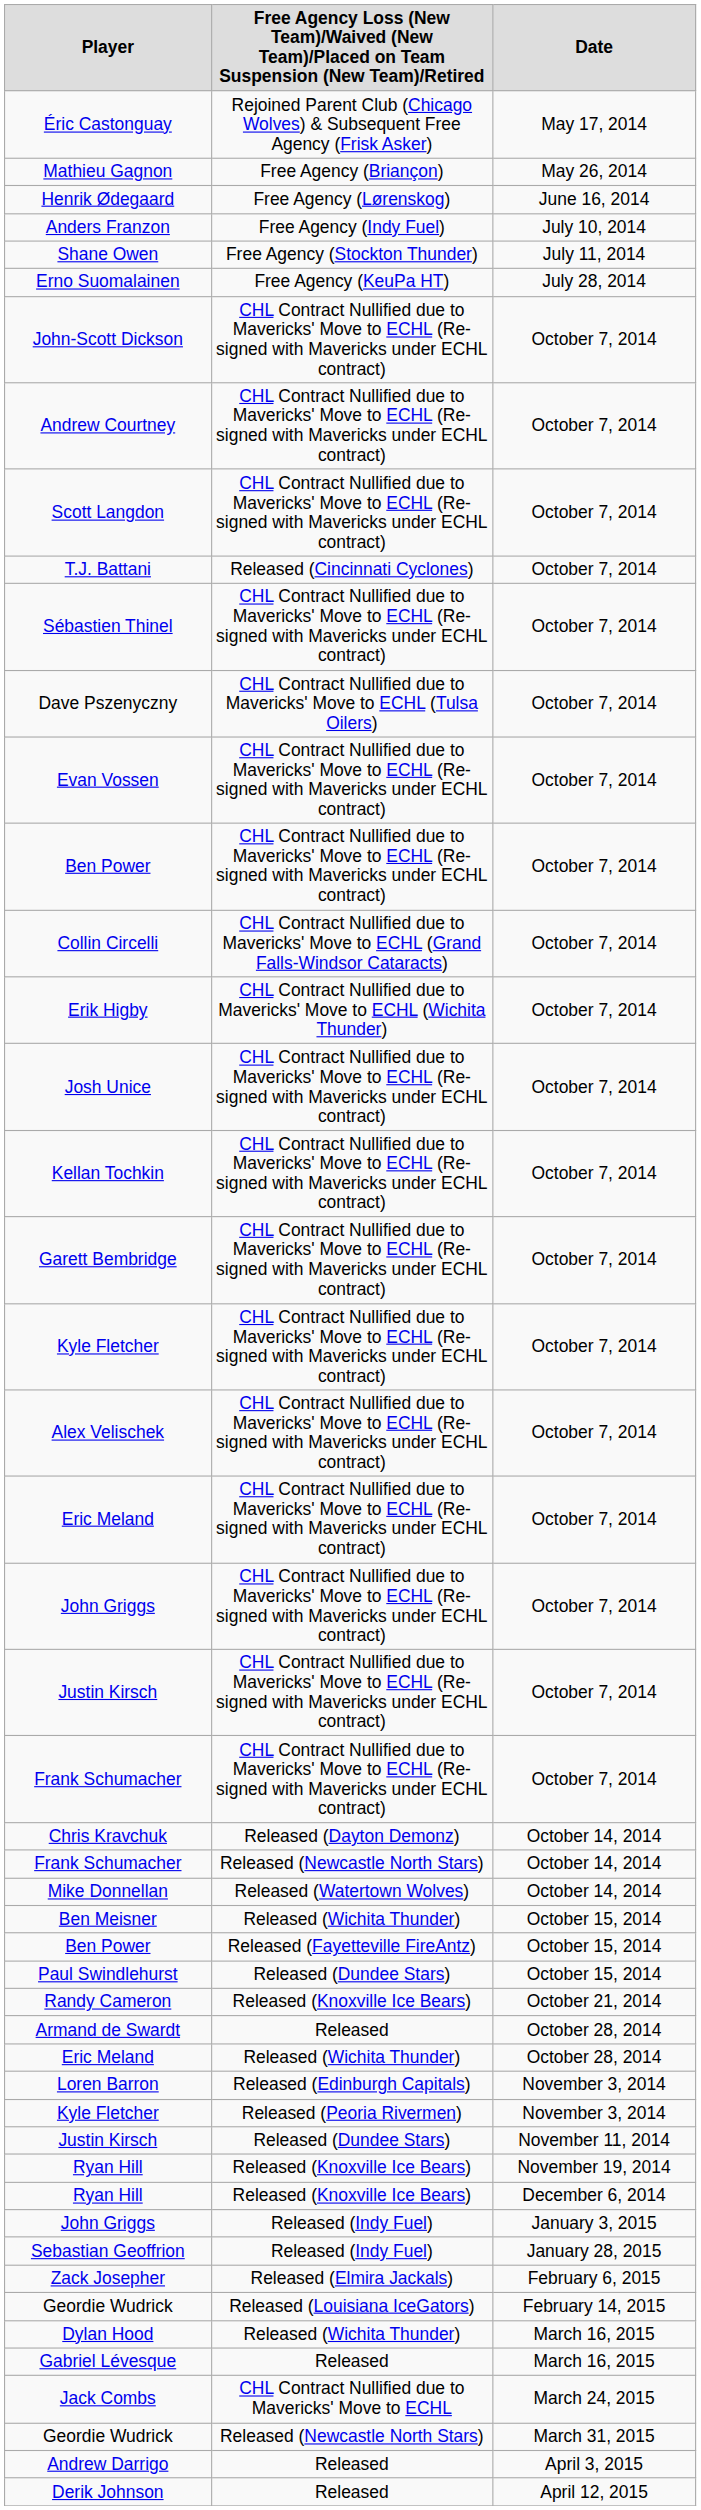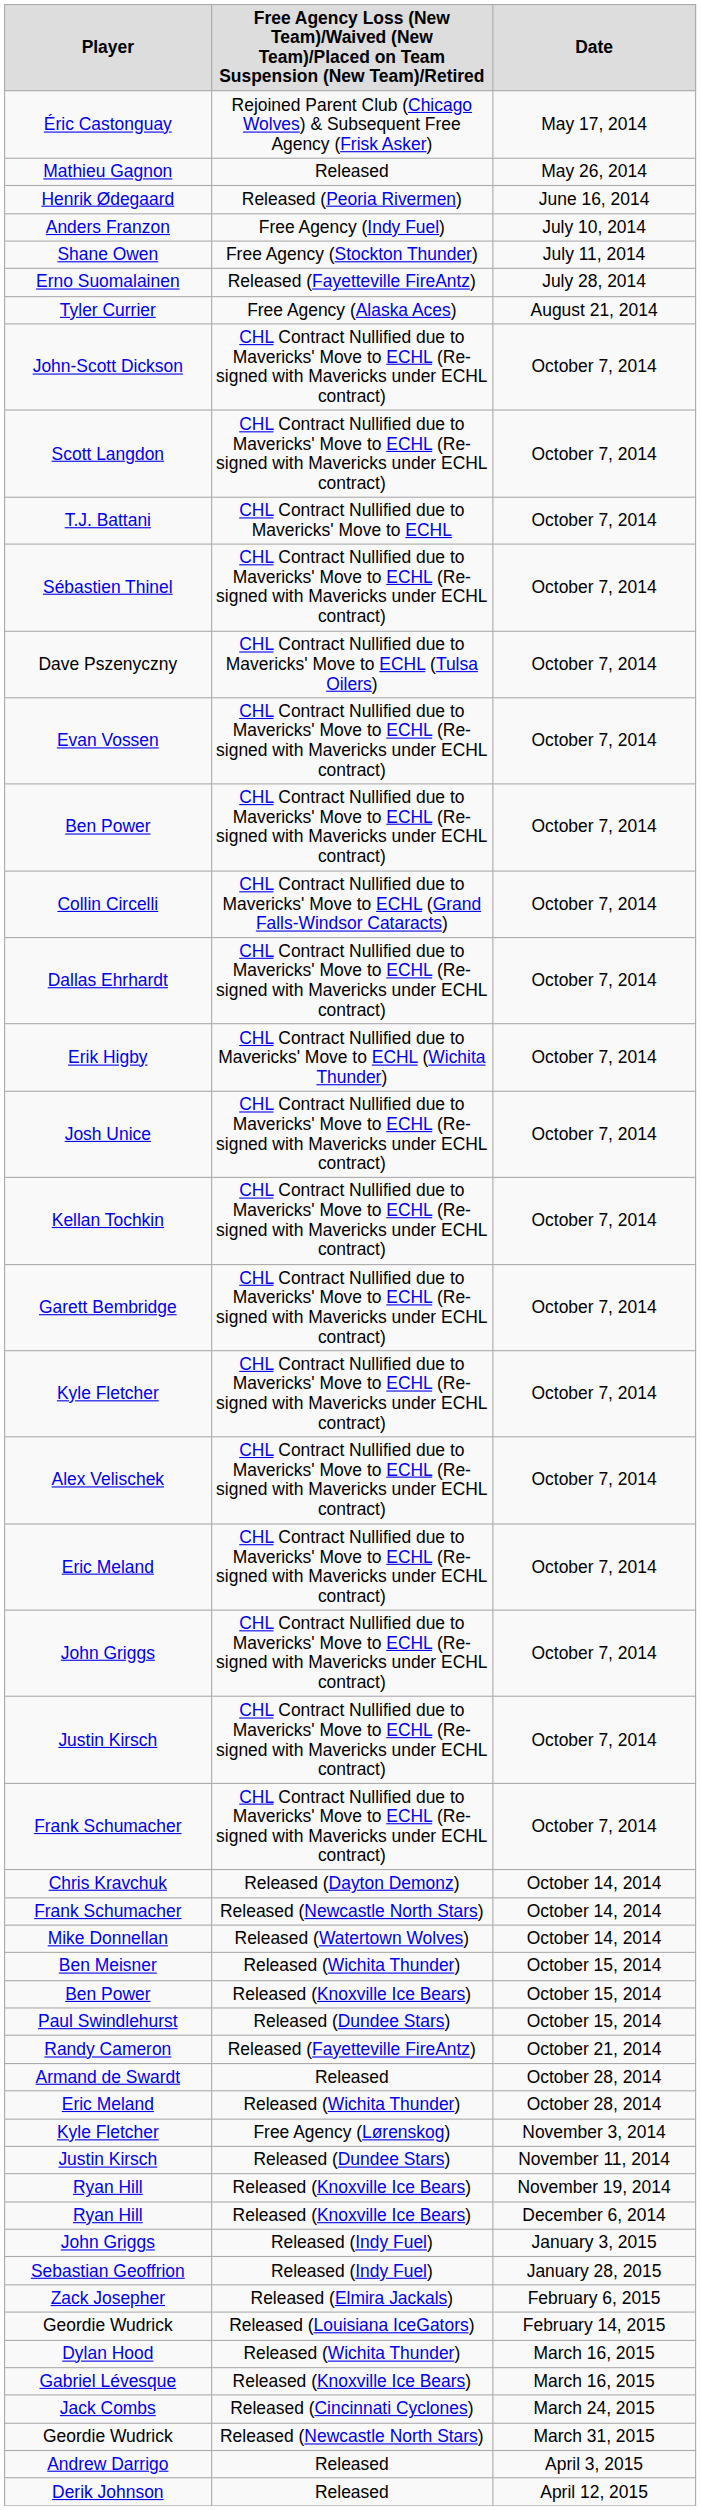(352, 171) Free Agency (Briançon) -> (352, 171) Released
(352, 199) Free Agency (Lørenskog) -> (352, 199) Released (Peoria Rivermen)
(352, 282) Free Agency (KeuPa HT) -> (352, 282) Released (Fayetteville FireAntz)
+ row: (108, 310)
- row: (108, 425)
(352, 569) Released (Cincinnati Cyclones) -> (352, 520) CHL Contract Nullified due to Mavericks' Move to ECHL
+ row: (108, 980)
(352, 1946) Released (Fayetteville FireAntz) -> (352, 1994) Released (Knoxville Ice Bears)
(352, 2002) Released (Knoxville Ice Bears) -> (352, 2049) Released (Fayetteville FireAntz)
- row: (108, 2085)
(352, 2112) Released (Peoria Rivermen) -> (352, 2132) Free Agency (Lørenskog)
(352, 2361) Released -> (352, 2381) Released (Knoxville Ice Bears)
(352, 2399) CHL Contract Nullified due to Mavericks' Move to ECHL -> (352, 2408) Released (Cincinnati Cyclones)
